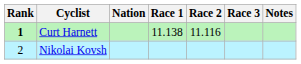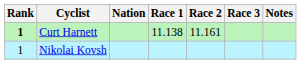(205, 31) 11.116 -> (205, 31) 11.161
(20, 50) 2 -> (20, 50) 1
